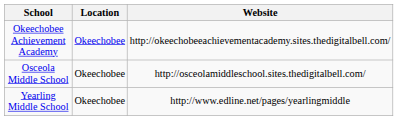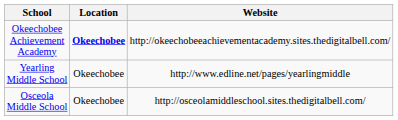(100, 40) normal -> (99, 40) bold
rows swapped: (38, 73) <-> (38, 101)
